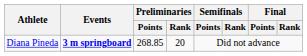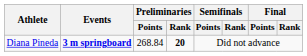(150, 43) 268.85 -> (150, 43) 268.84
(180, 43) normal -> (180, 43) bold
